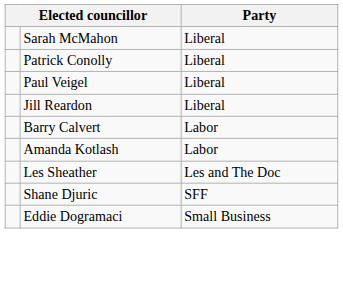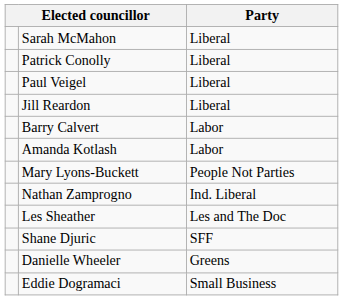+ row: (80, 172)
+ row: (77, 194)
+ row: (71, 261)
